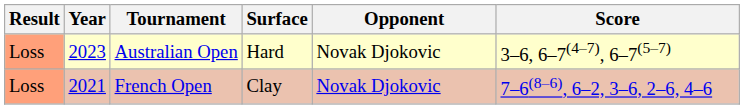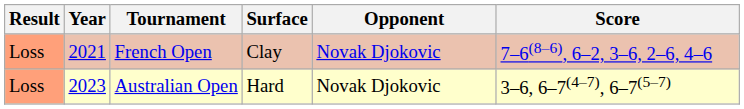rows swapped: (163, 86) <-> (176, 51)
